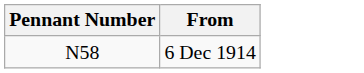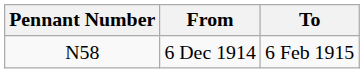+ column: (310, 20)
